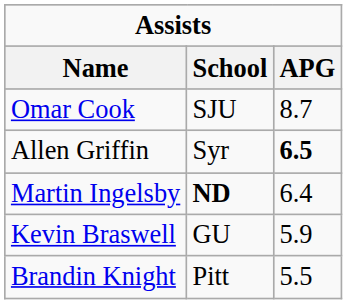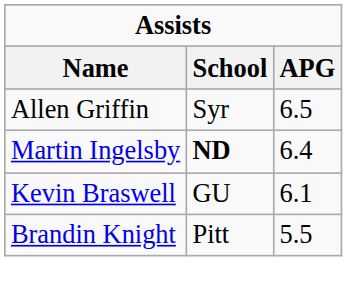- row: (73, 109)
(296, 151) bold -> (296, 109) normal
(296, 234) 5.9 -> (296, 192) 6.1
